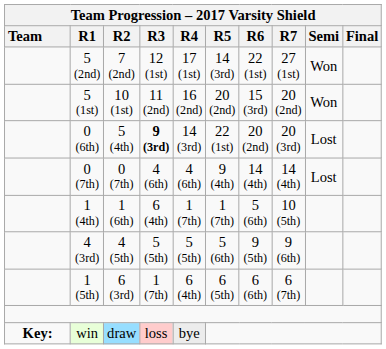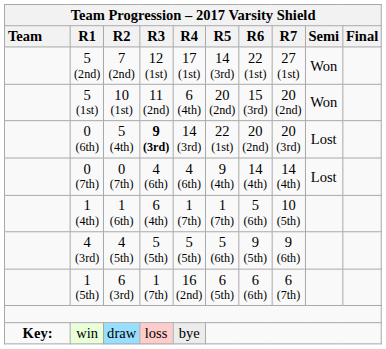(189, 102) 16 (2nd) -> (189, 102) 6 (4th)
(189, 287) 6 (4th) -> (189, 287) 16 (2nd)
